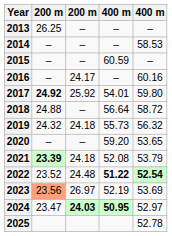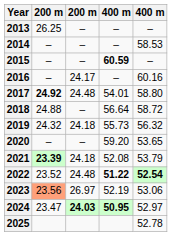(116, 61) normal -> (116, 61) bold
(82, 93) 25.92 -> (82, 93) 24.48
(150, 93) 59.80 -> (150, 93) 58.80
(150, 191) 53.69 -> (150, 191) 53.06
